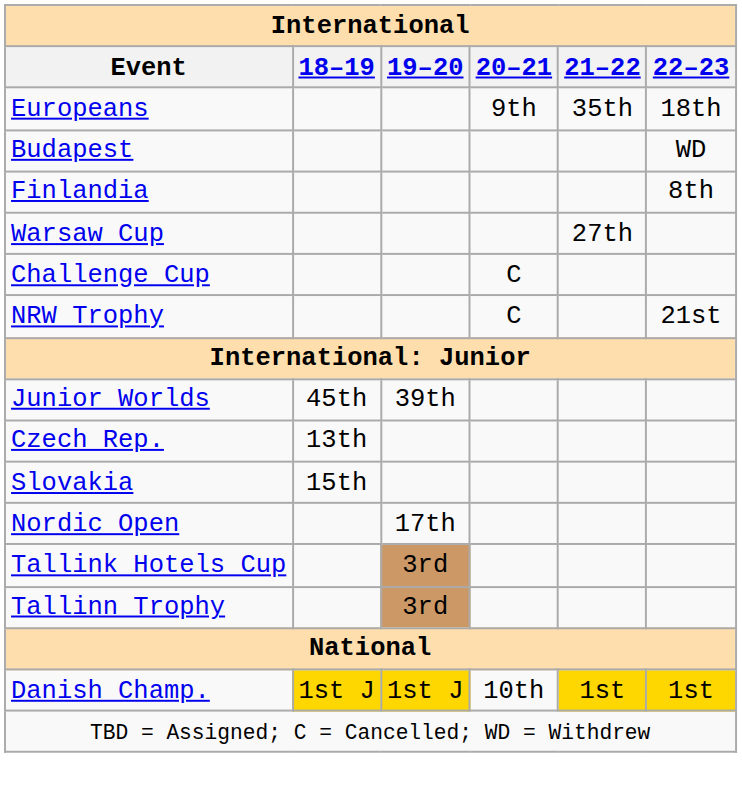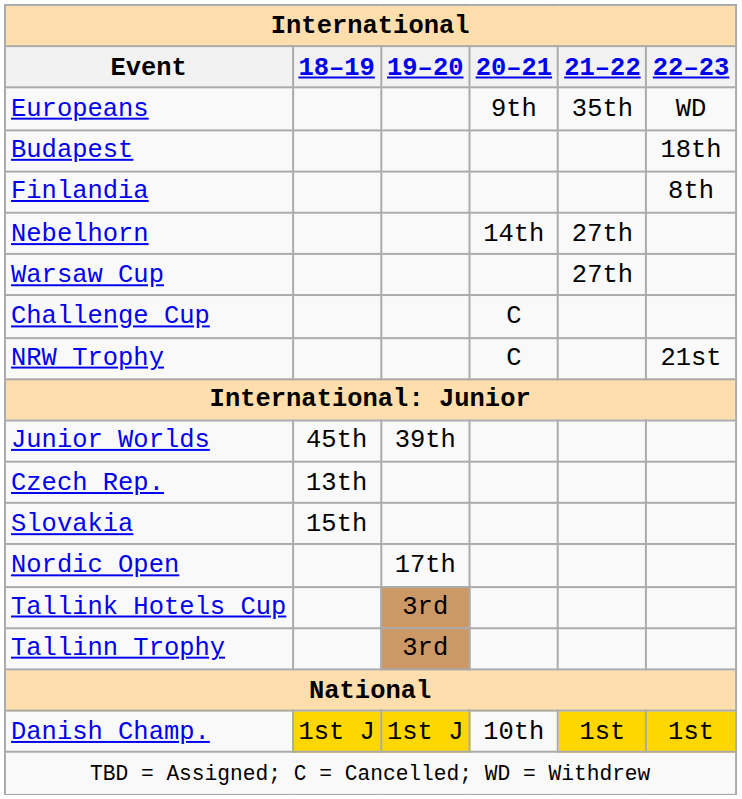(691, 109) 18th -> (691, 109) WD
(691, 150) WD -> (691, 150) 18th
+ row: (80, 233)
